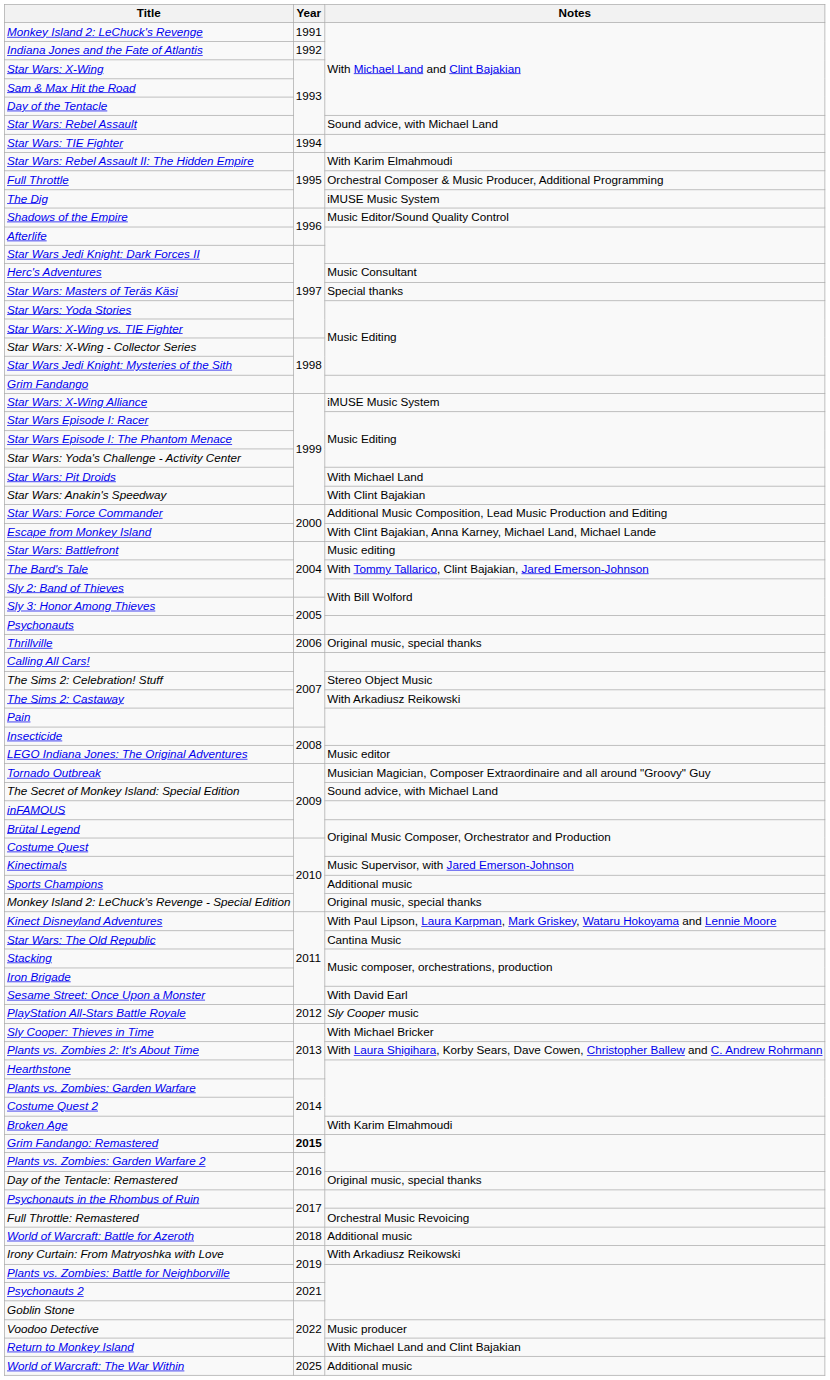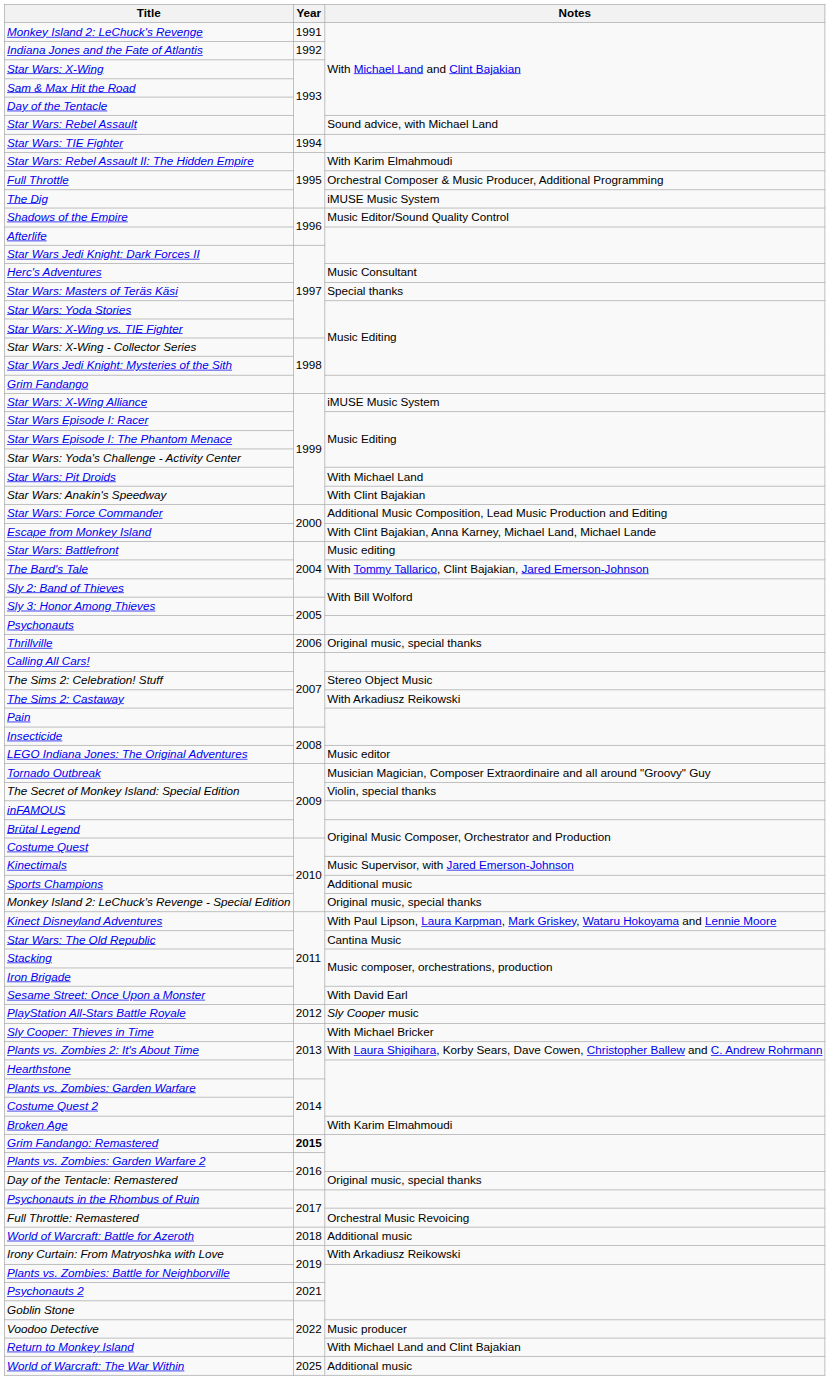(413, 791) Sound advice, with Michael Land -> (382, 791) Violin, special thanks
